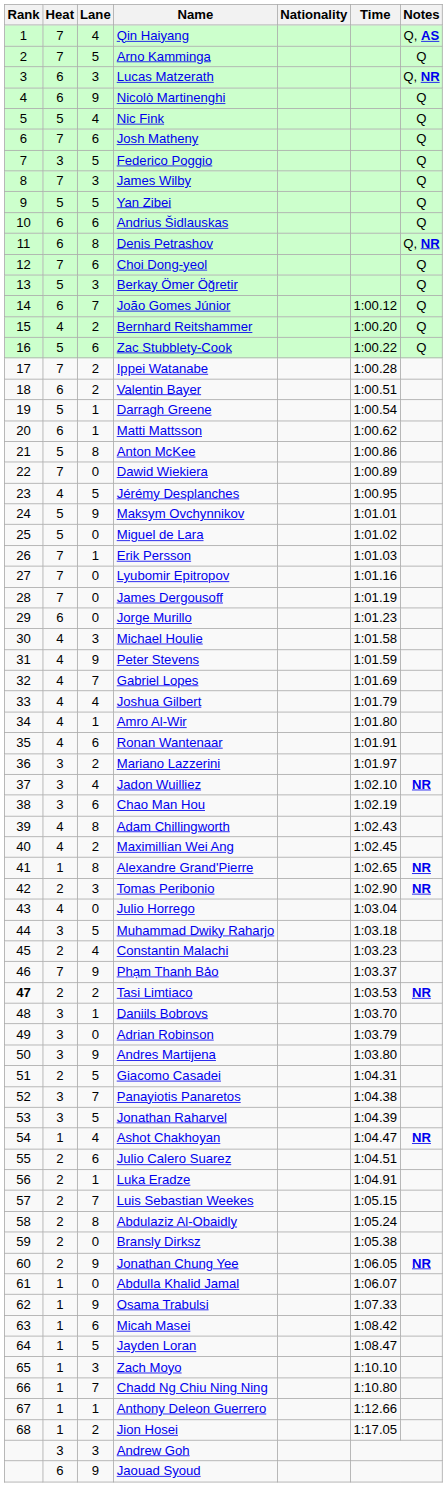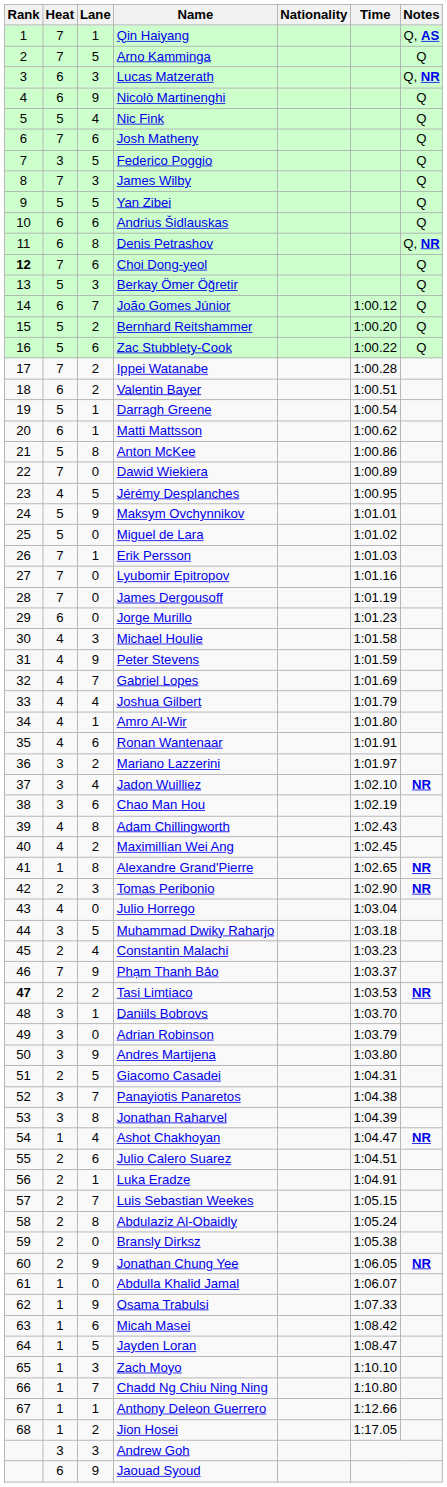(95, 35) 4 -> (95, 35) 1
(23, 264) normal -> (23, 264) bold
(60, 327) 4 -> (60, 327) 5
(95, 1117) 5 -> (95, 1117) 8
